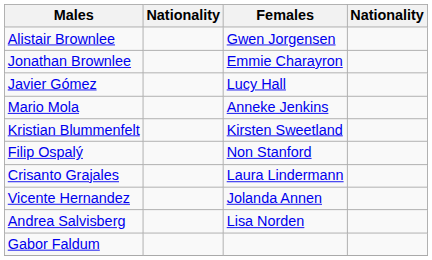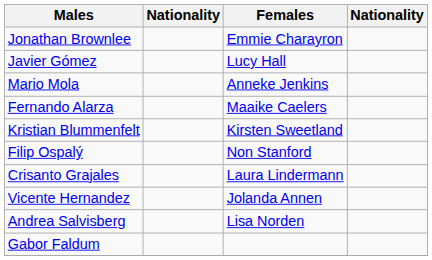- row: (61, 38)
+ row: (61, 107)
